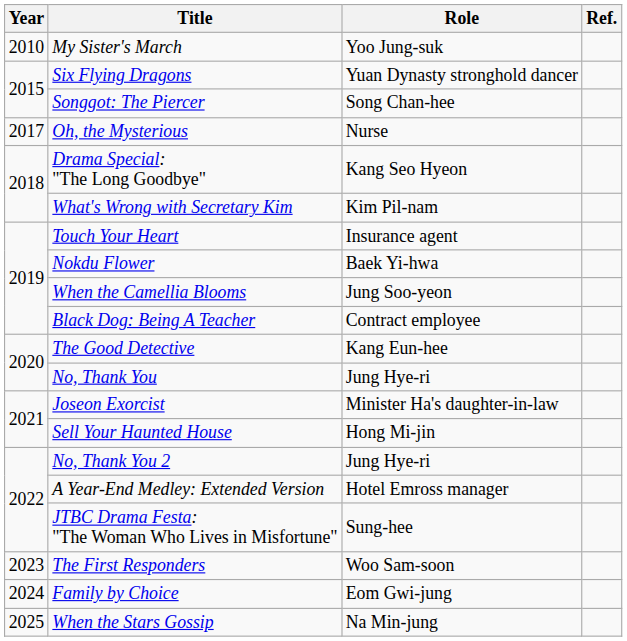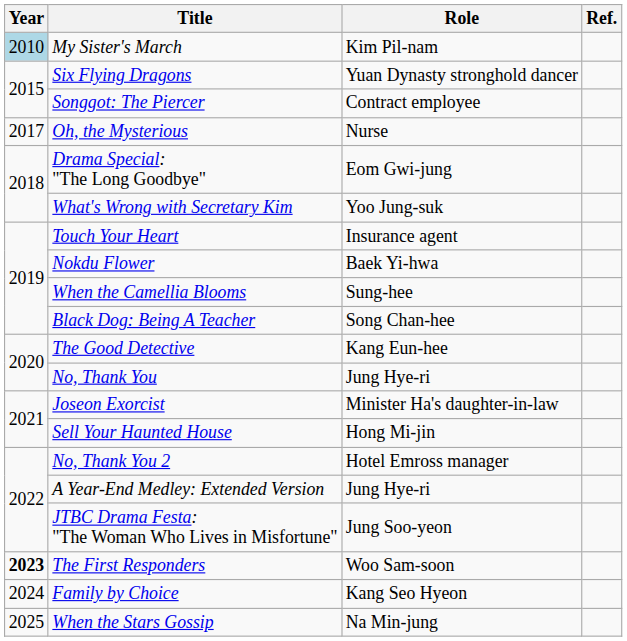(26, 46) no background -> (26, 46) lightblue background
(394, 46) Yoo Jung-suk -> (392, 46) Kim Pil-nam
(400, 103) Song Chan-hee -> (413, 103) Contract employee
(406, 169) Kang Seo Hyeon -> (399, 169) Eom Gwi-jung
(392, 207) Kim Pil-nam -> (394, 207) Yoo Jung-suk
(399, 292) Jung Soo-yeon -> (379, 292) Sung-hee
(413, 320) Contract employee -> (400, 320) Song Chan-hee
(388, 461) Jung Hye-ri -> (427, 461) Hotel Emross manager
(427, 489) Hotel Emross manager -> (388, 489) Jung Hye-ri
(379, 527) Sung-hee -> (399, 527) Jung Soo-yeon
(26, 565) normal -> (26, 565) bold
(399, 593) Eom Gwi-jung -> (406, 593) Kang Seo Hyeon
